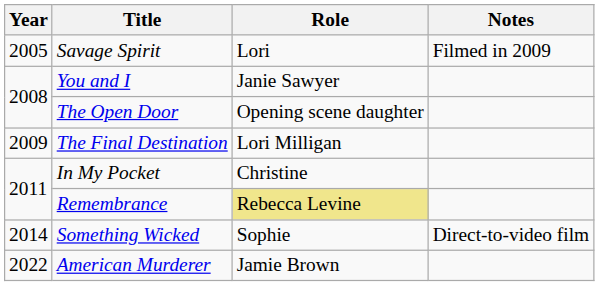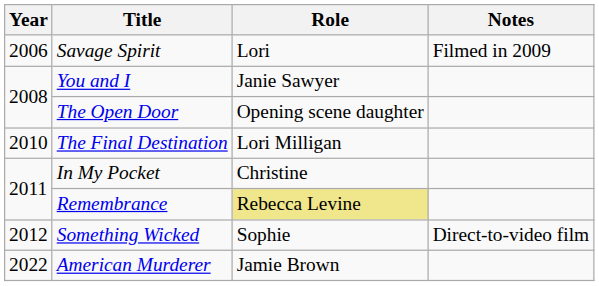(28, 50) 2005 -> (28, 50) 2006
(28, 142) 2009 -> (28, 142) 2010
(28, 234) 2014 -> (28, 234) 2012
